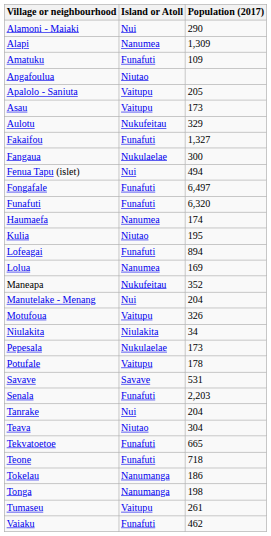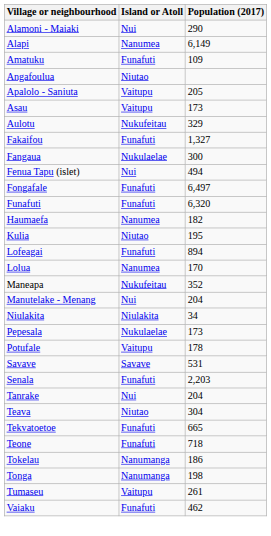(199, 44) 1,309 -> (199, 44) 6,149
(195, 220) 174 -> (195, 220) 182
(195, 268) 169 -> (195, 268) 170
- row: (27, 316)
